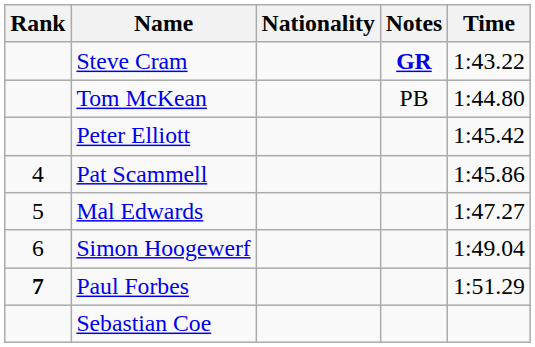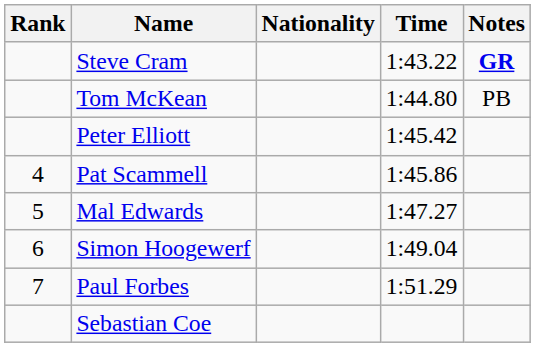columns swapped: (489, 23) <-> (414, 23)
(38, 286) bold -> (38, 286) normal
